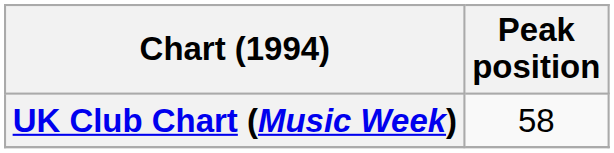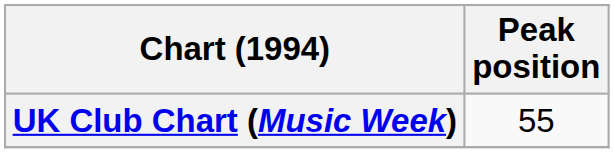(536, 119) 58 -> (536, 119) 55
